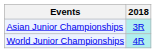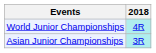rows swapped: (65, 27) <-> (65, 41)
